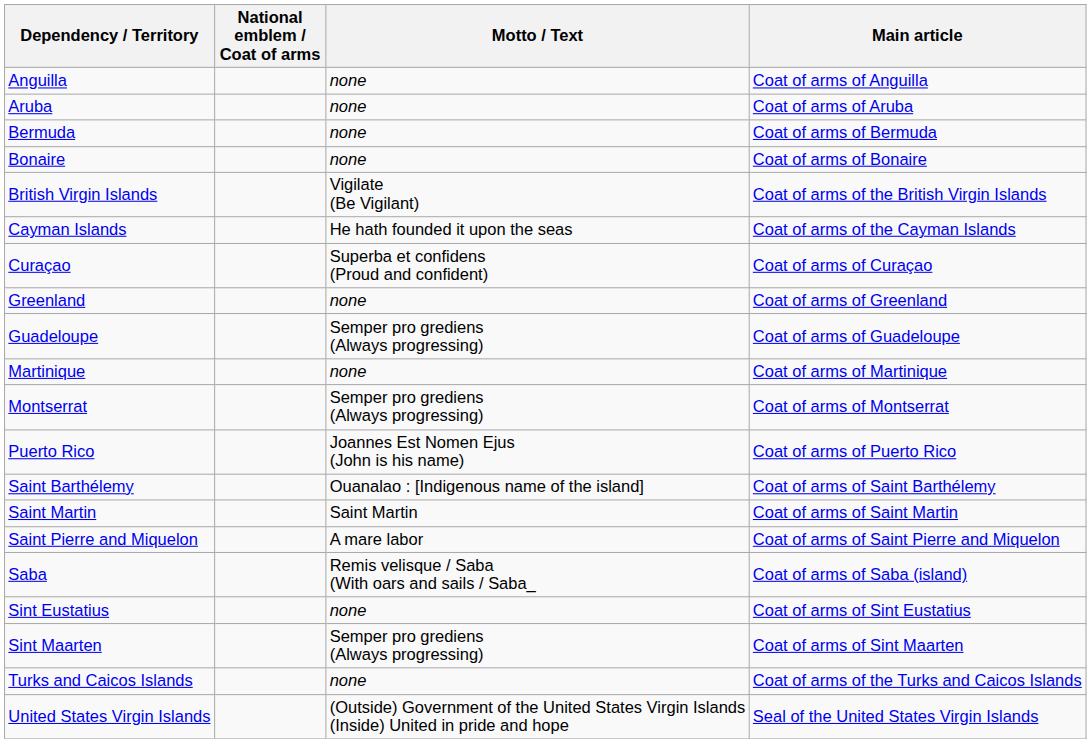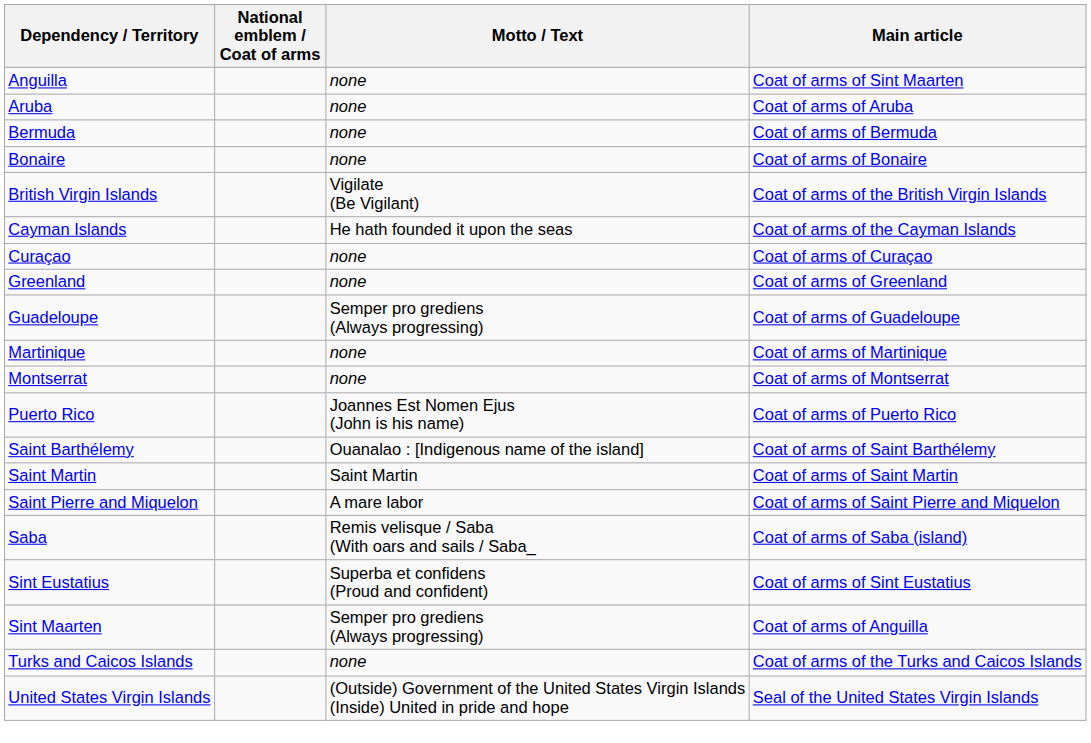(840, 80) Coat of arms of Anguilla -> (858, 80) Coat of arms of Sint Maarten
(409, 265) Superba et confidens (Proud and confident) -> (348, 256) none
(407, 407) Semper pro grediens (Always progressing) -> (348, 379) none
(348, 610) none -> (409, 582) Superba et confidens (Proud and confident)
(858, 645) Coat of arms of Sint Maarten -> (840, 627) Coat of arms of Anguilla
